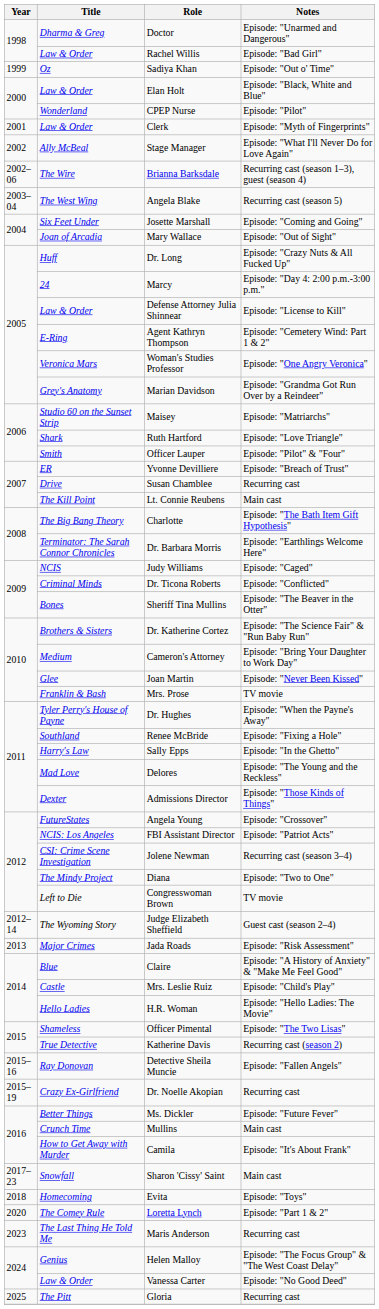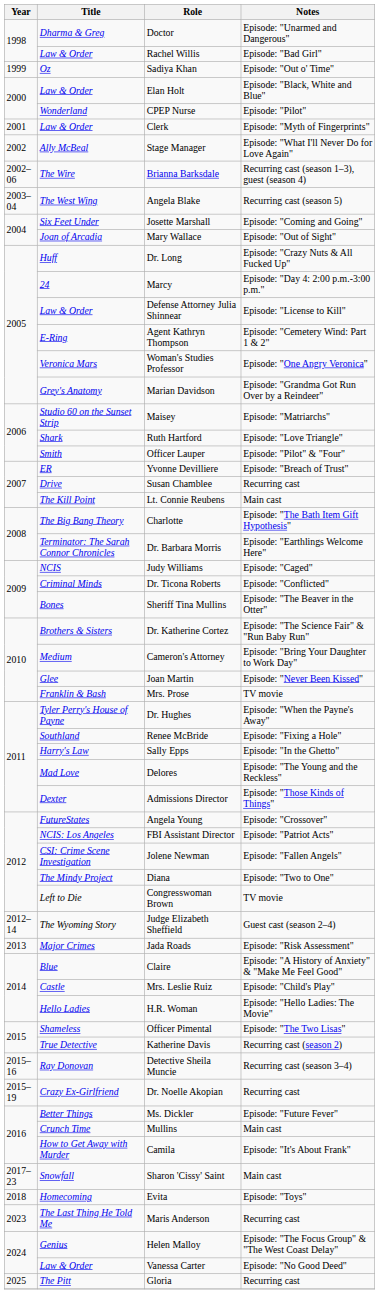(298, 856) Recurring cast (season 3–4) -> (292, 856) Episode: "Fallen Angels"
(292, 1066) Episode: "Fallen Angels" -> (298, 1066) Recurring cast (season 3–4)
- row: (174, 1212)
